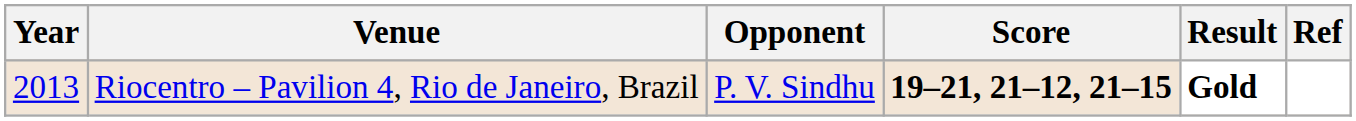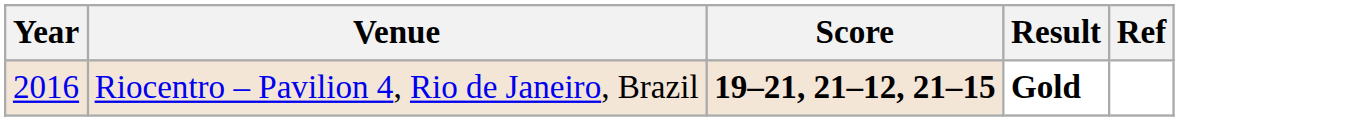- column: (794, 32)
(46, 86) 2013 -> (46, 86) 2016
